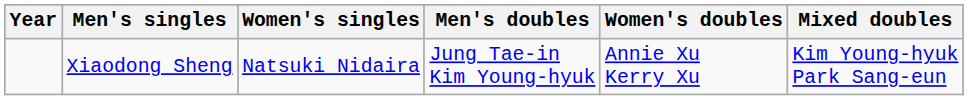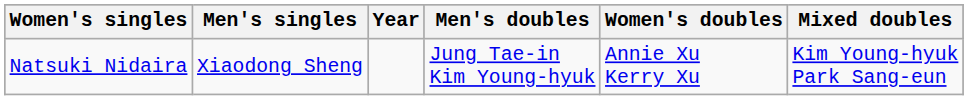columns swapped: (33, 21) <-> (331, 21)
